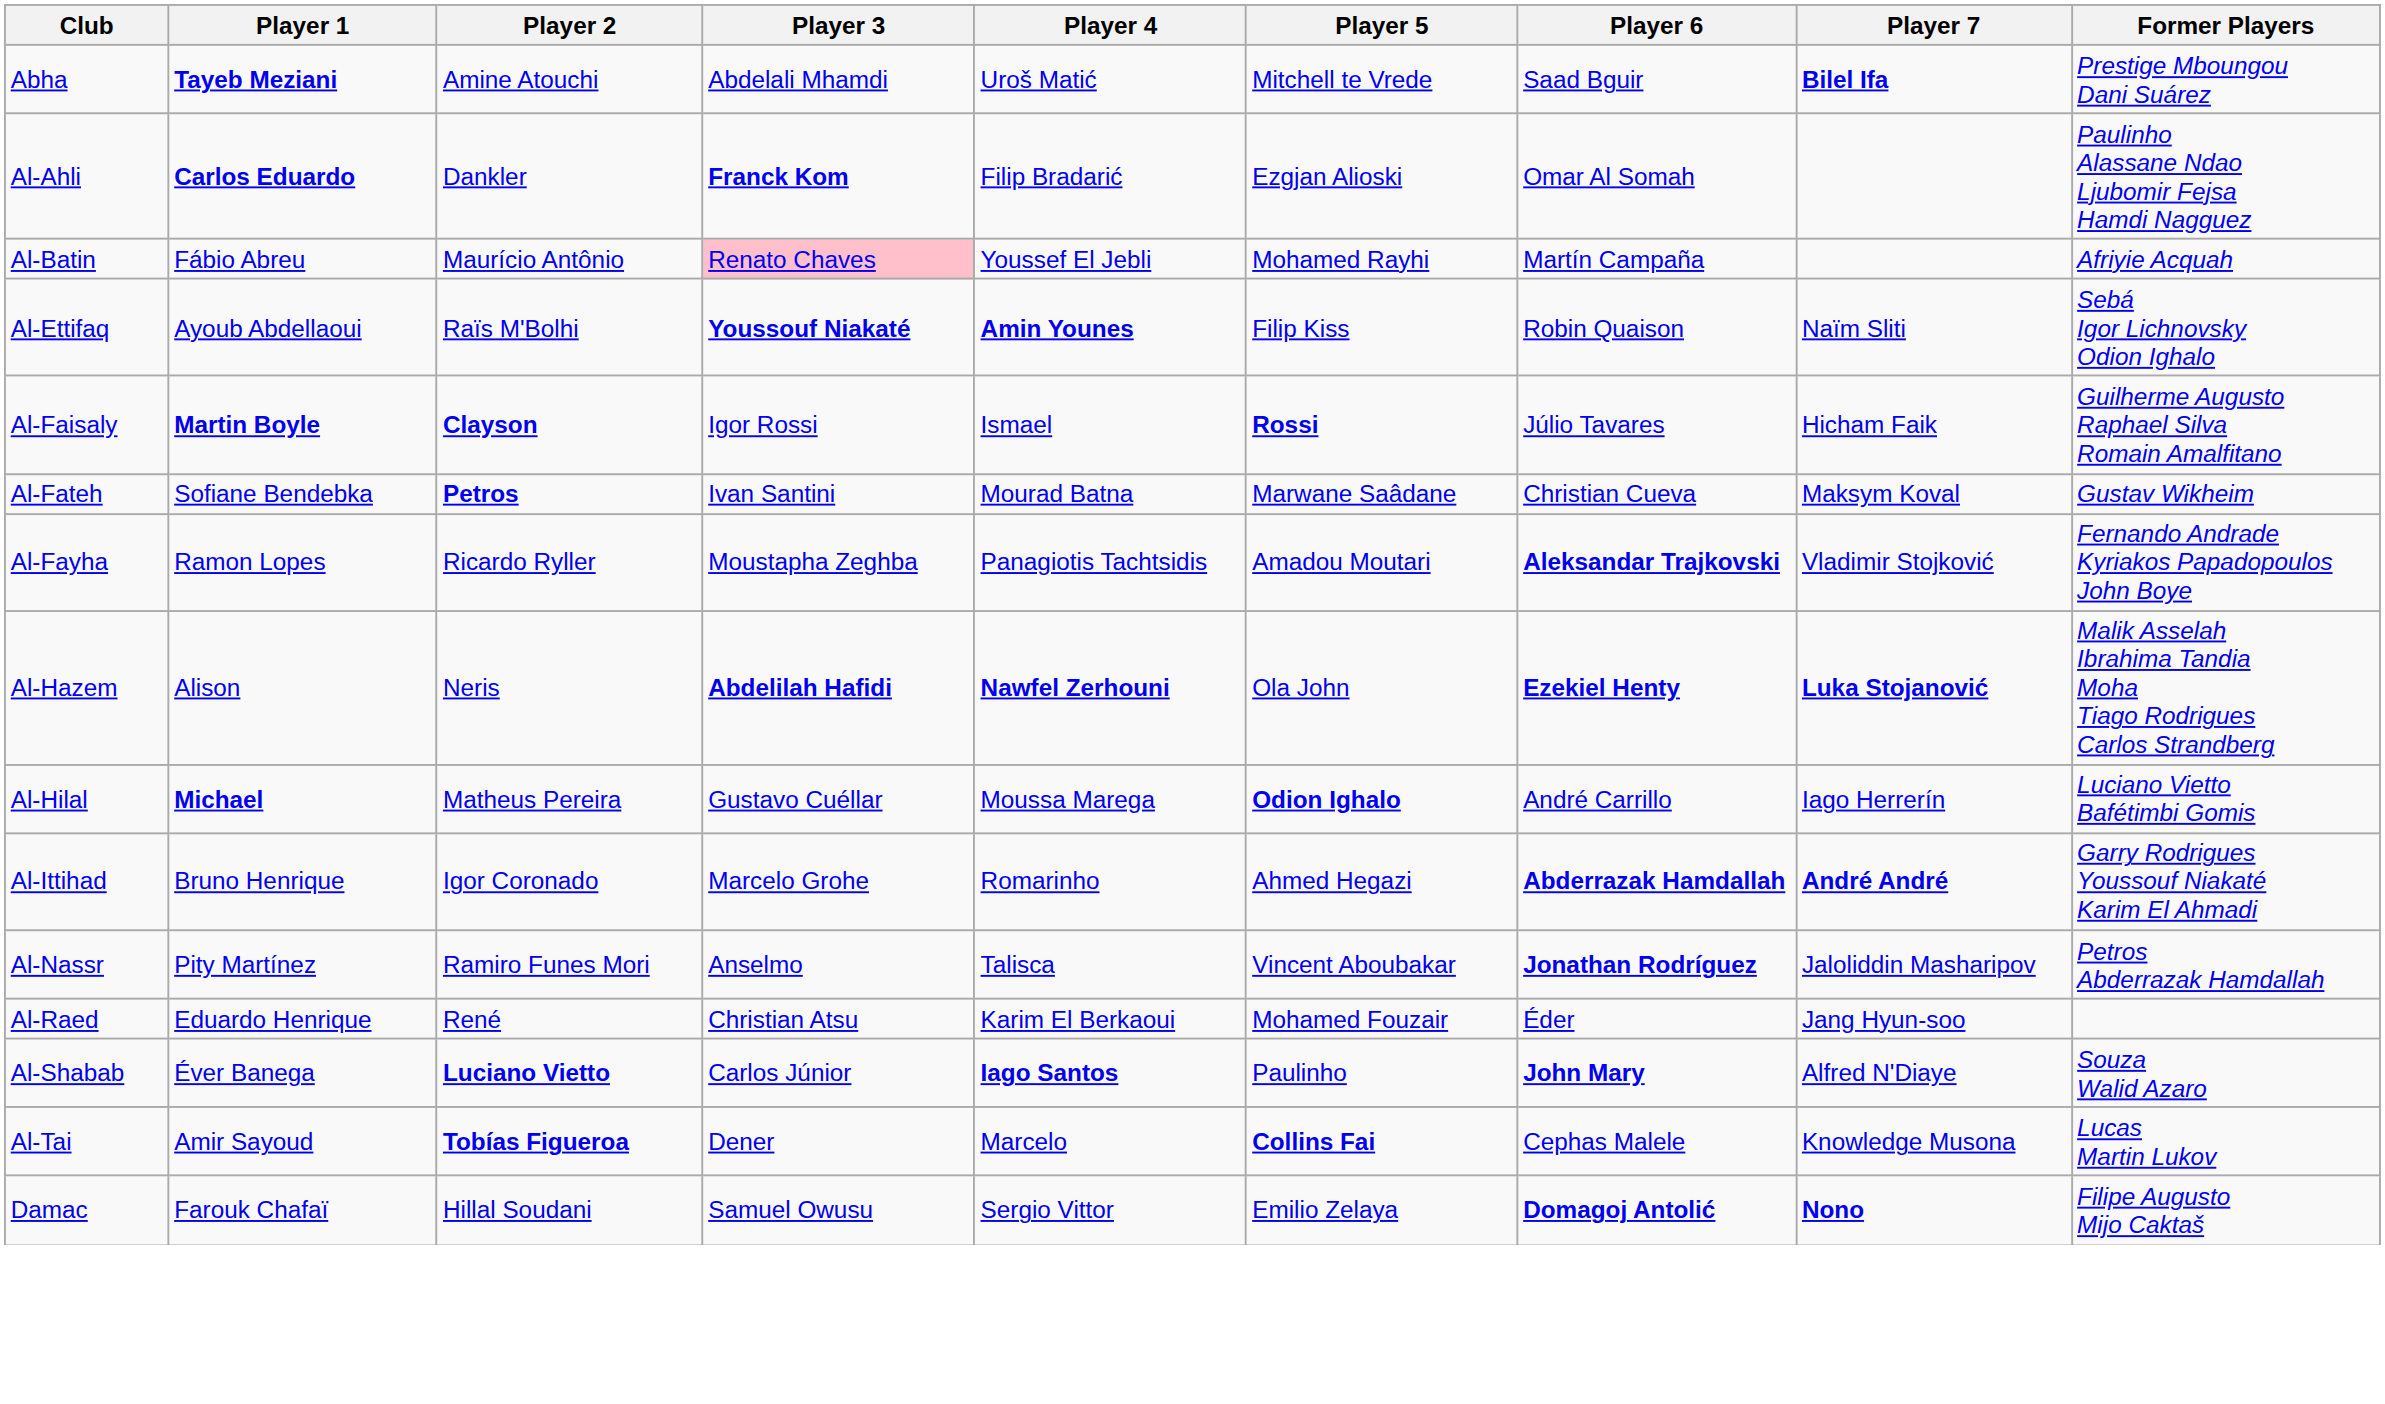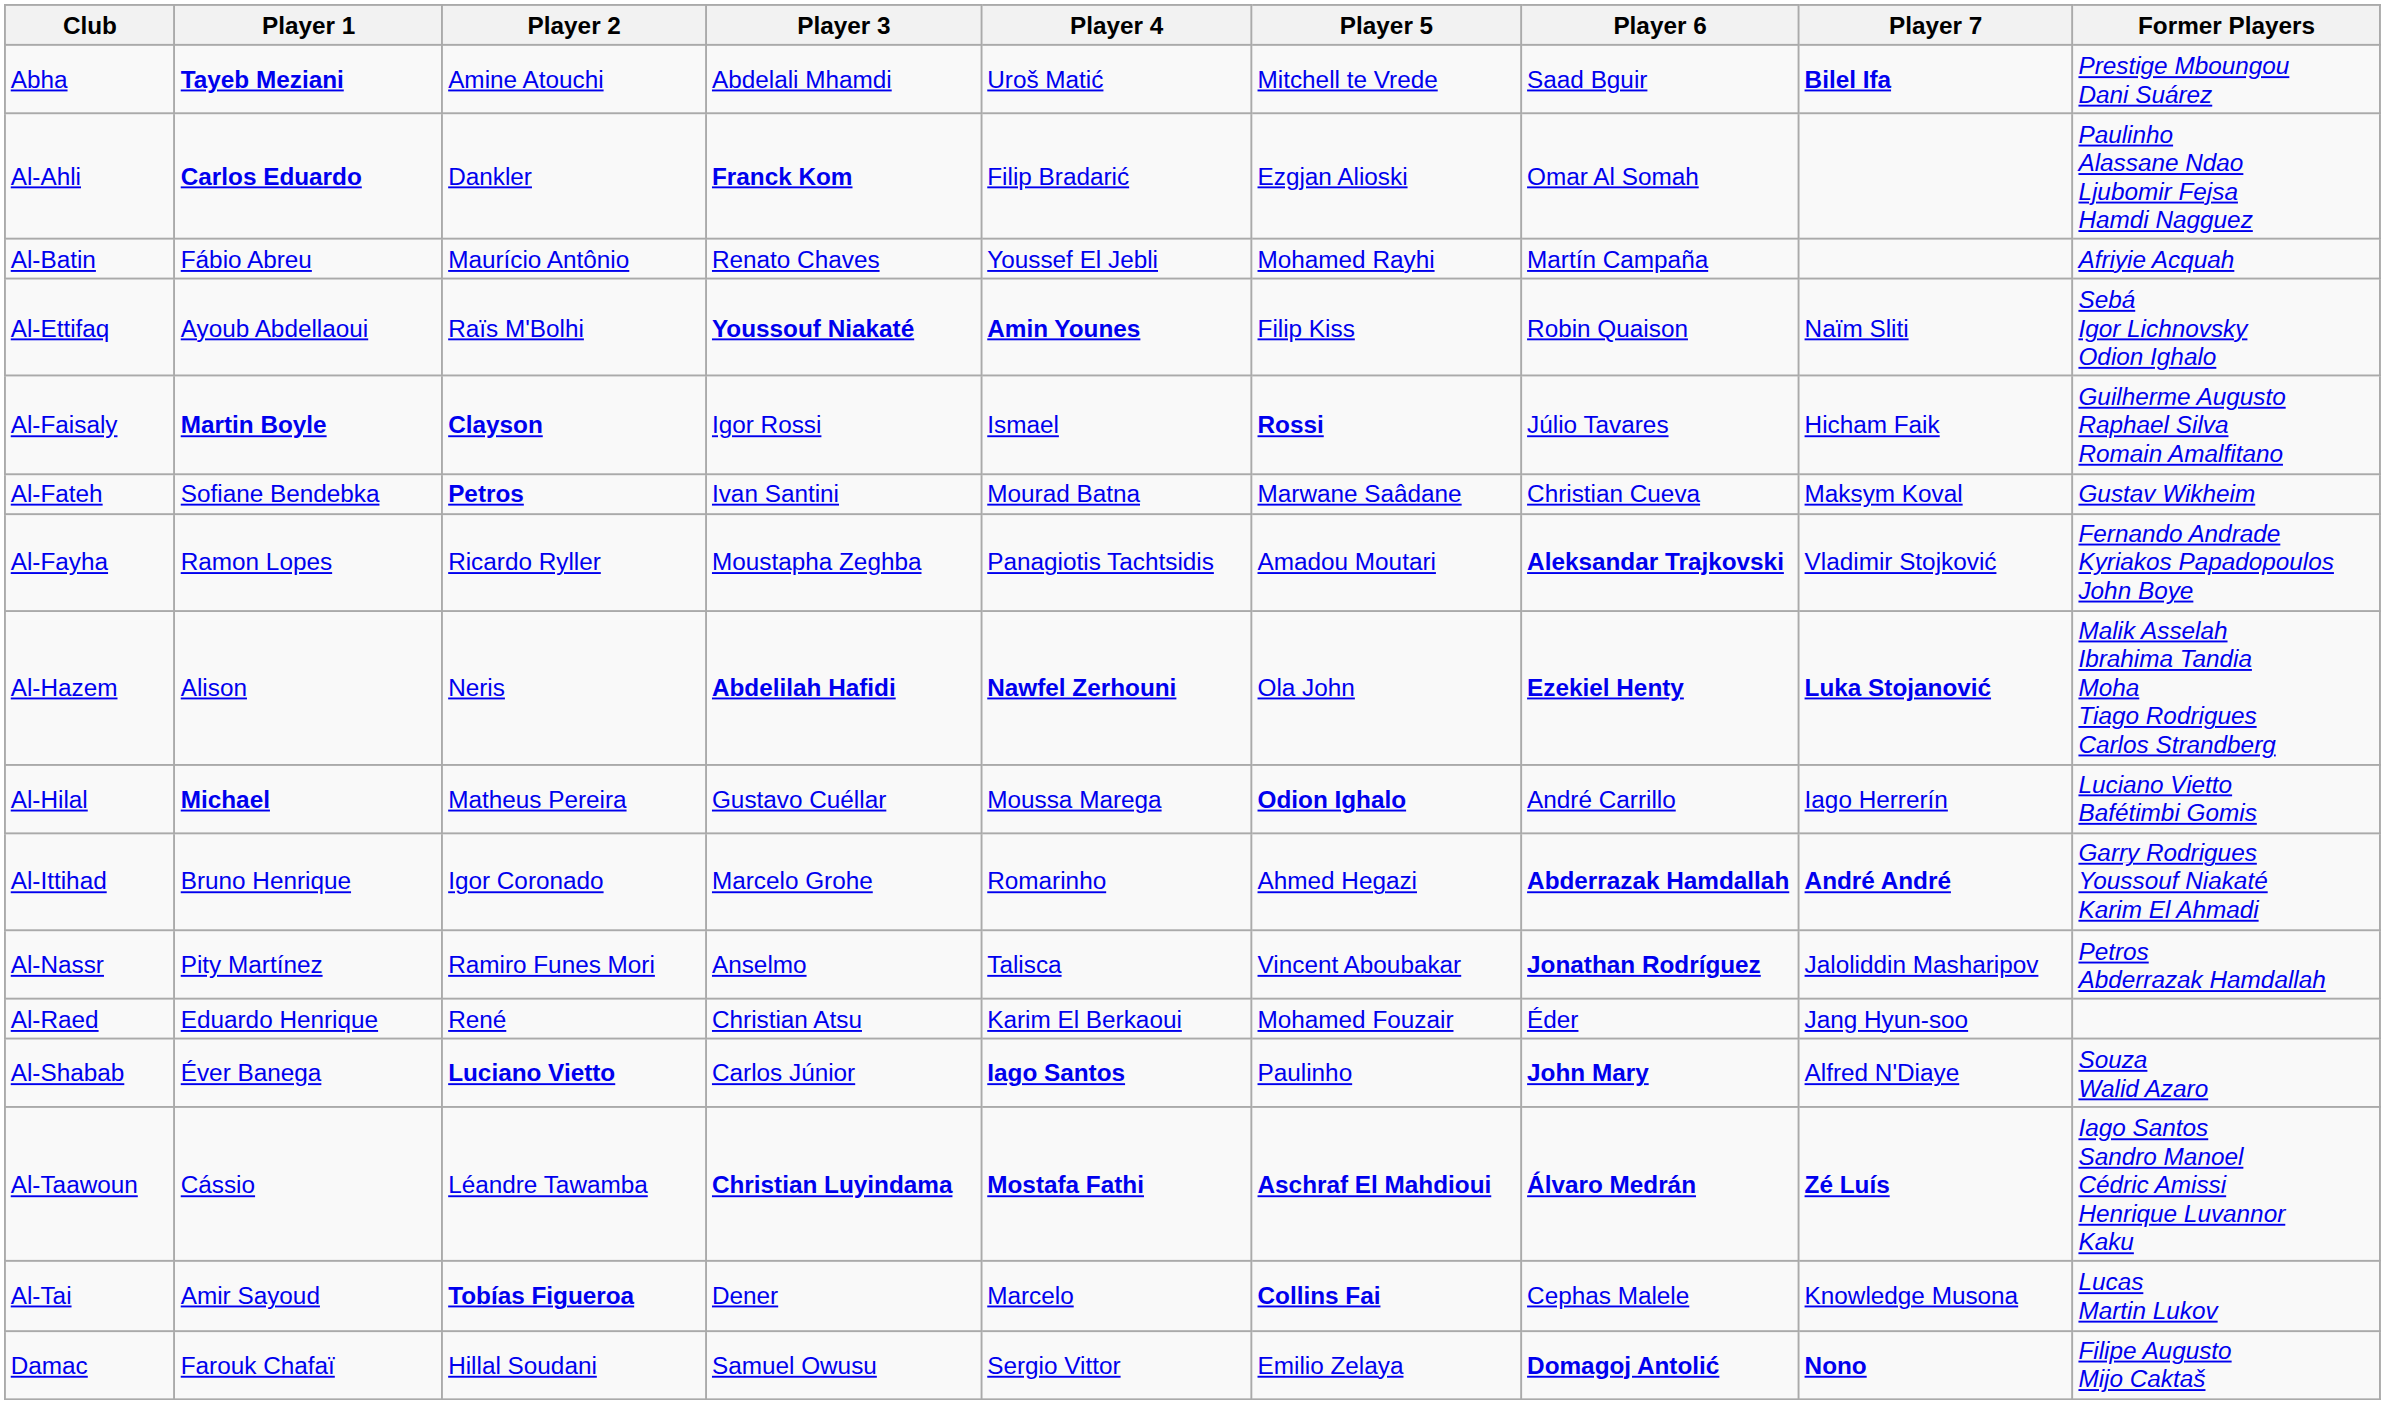(792, 259) pink background -> (796, 259) no background
+ row: (74, 1184)
